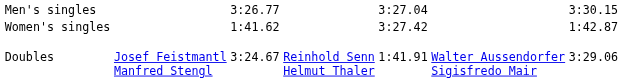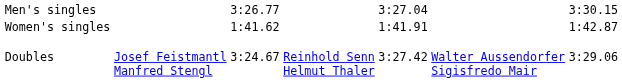(403, 27) 3:27.42 -> (403, 27) 1:41.91
(403, 57) 1:41.91 -> (403, 57) 3:27.42
